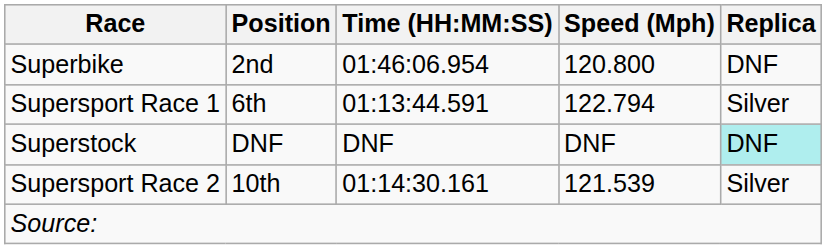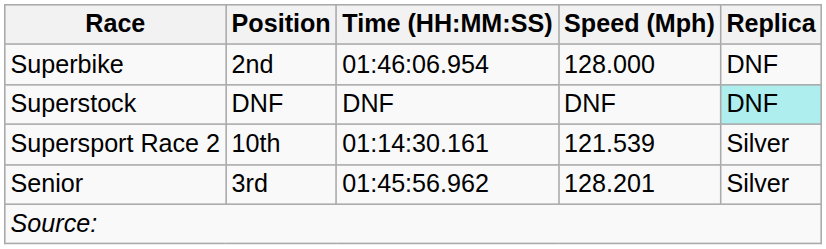(610, 64) 120.800 -> (610, 64) 128.000
- row: (115, 104)
+ row: (47, 183)
